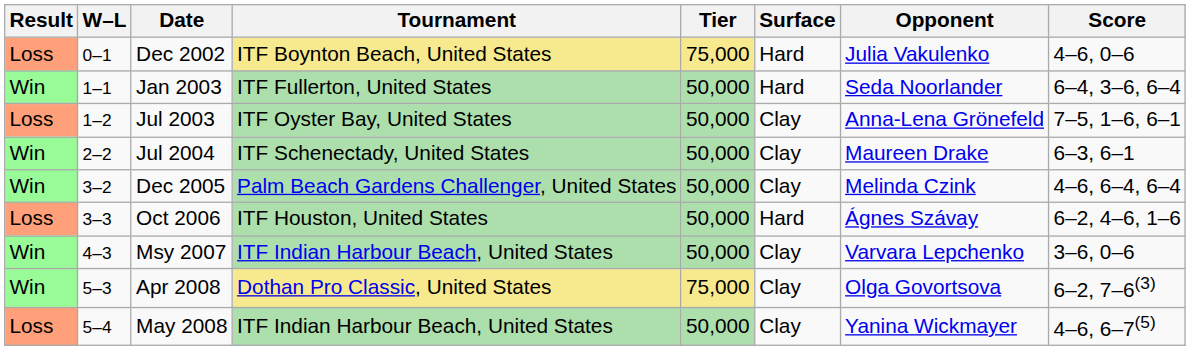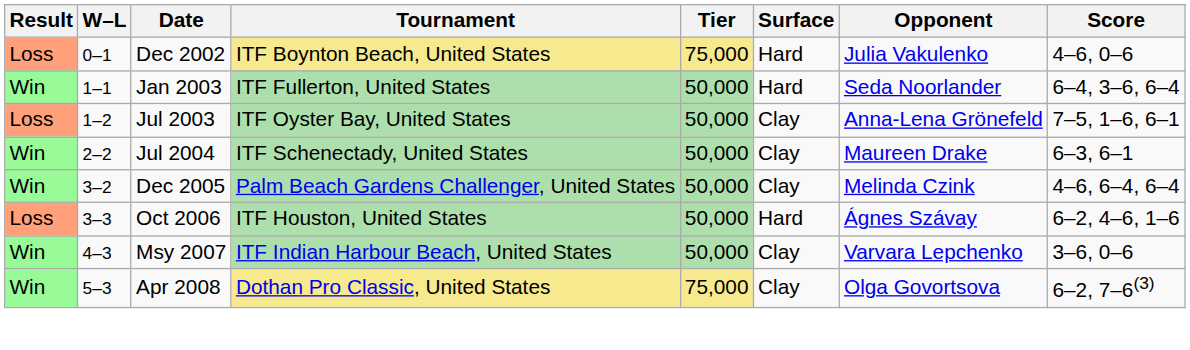- row: (182, 326)
